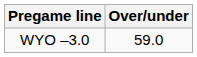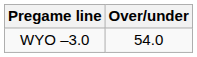(149, 40) 59.0 -> (149, 40) 54.0
